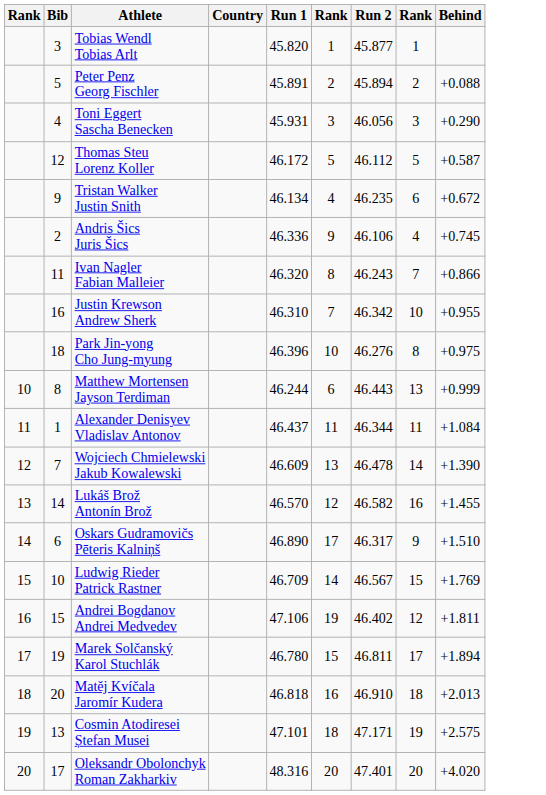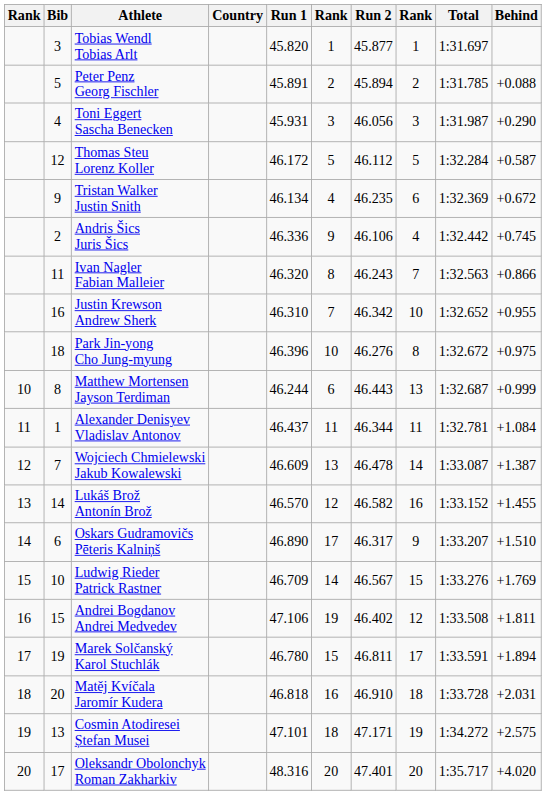+ column: (463, 15)
(460, 465) +1.390 -> (516, 465) +1.387
(460, 694) +2.013 -> (516, 694) +2.031
